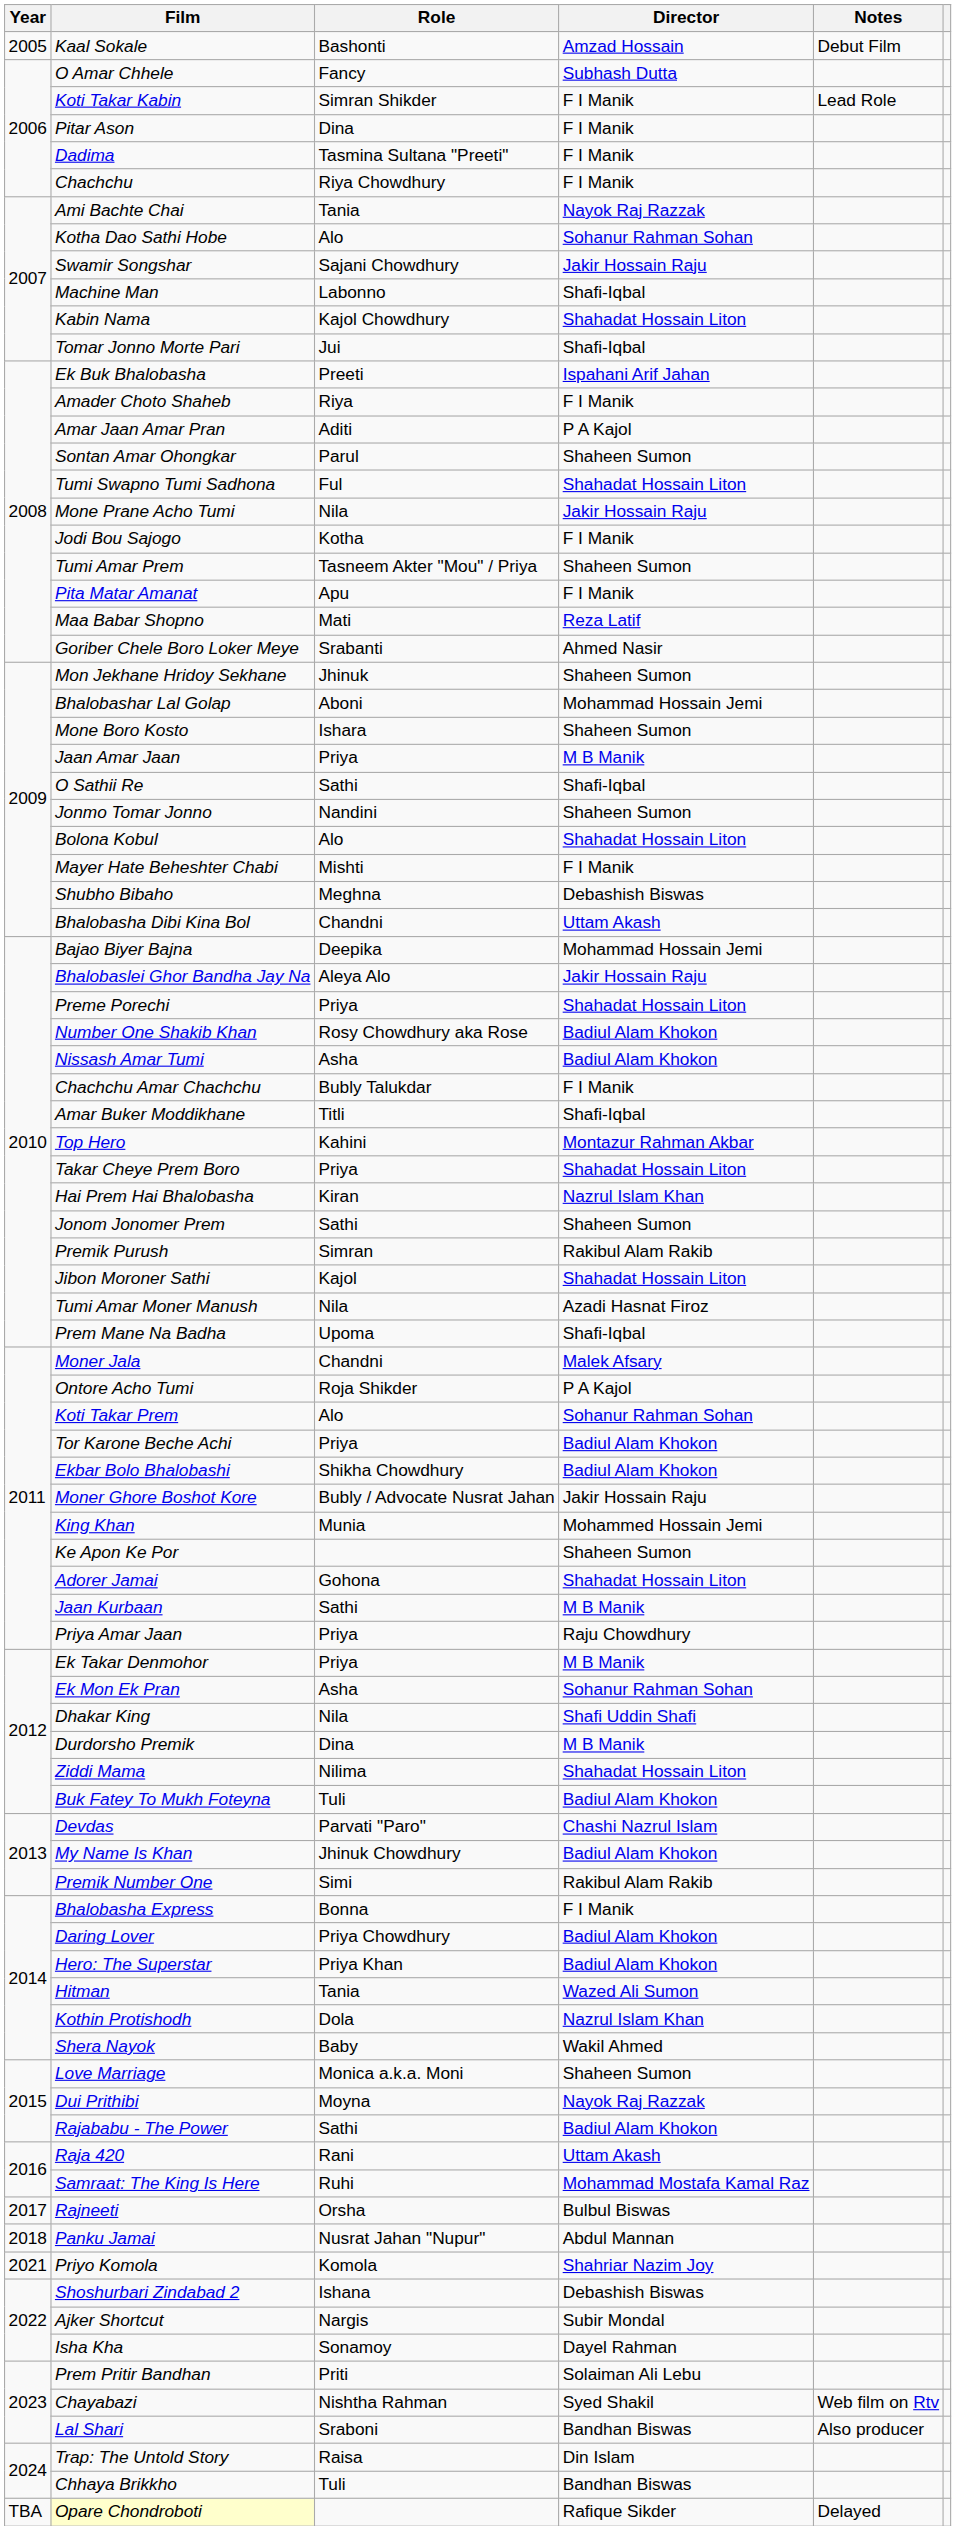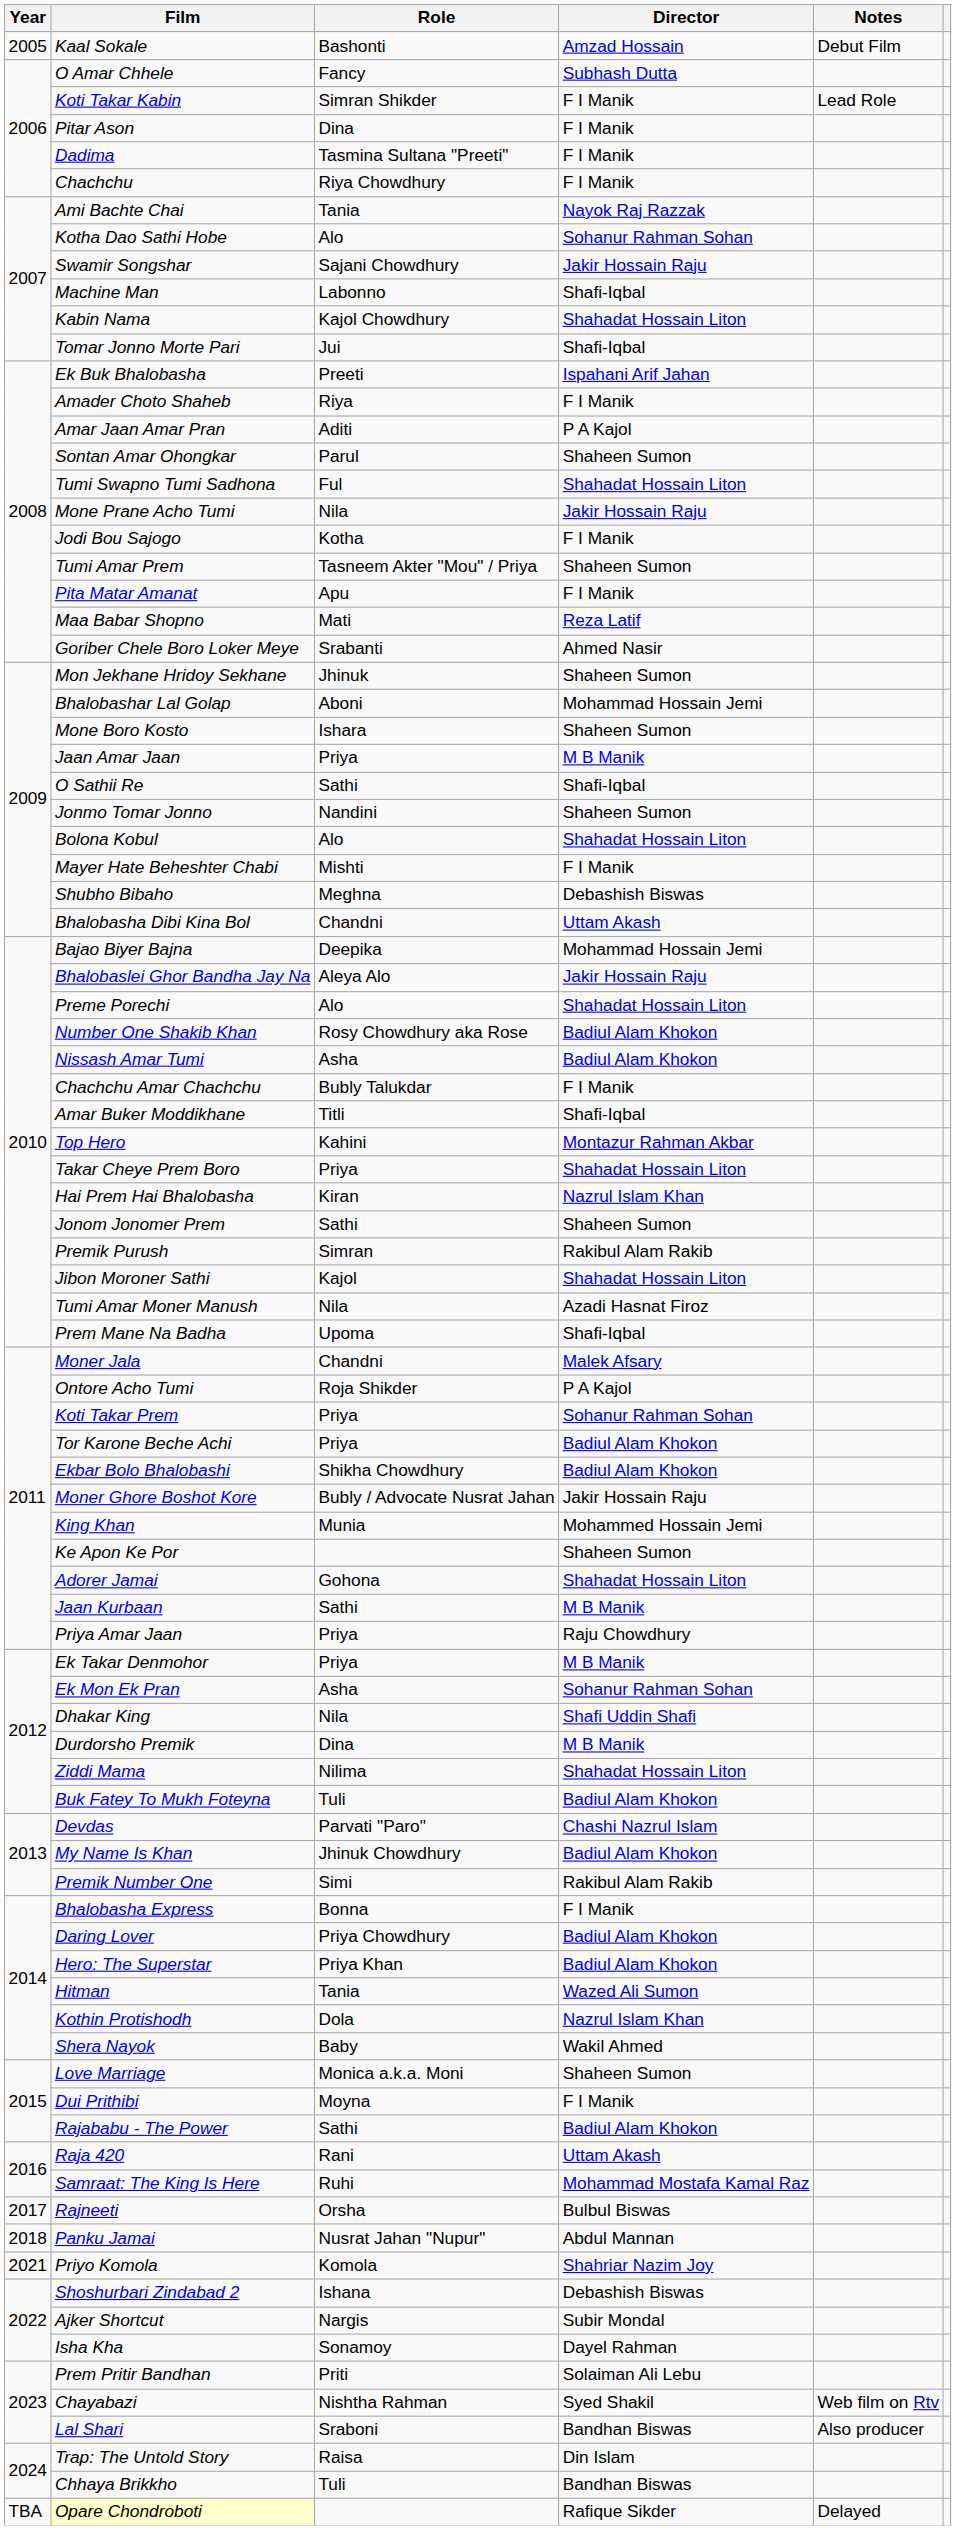(338, 1004) Priya -> (331, 1004) Alo
(331, 1415) Alo -> (338, 1415) Priya
(634, 2100) Nayok Raj Razzak -> (598, 2100) F I Manik
